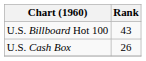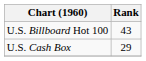(126, 47) 26 -> (126, 47) 29
